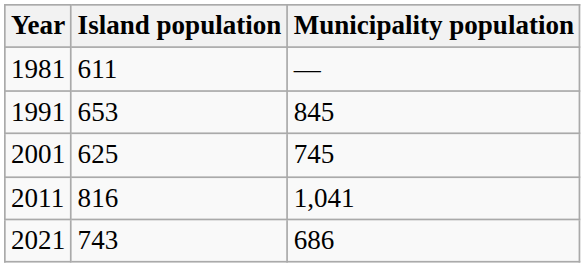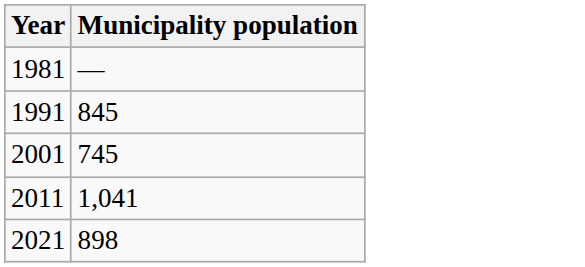- column: (179, 25)
(314, 240) 686 -> (98, 240) 898
